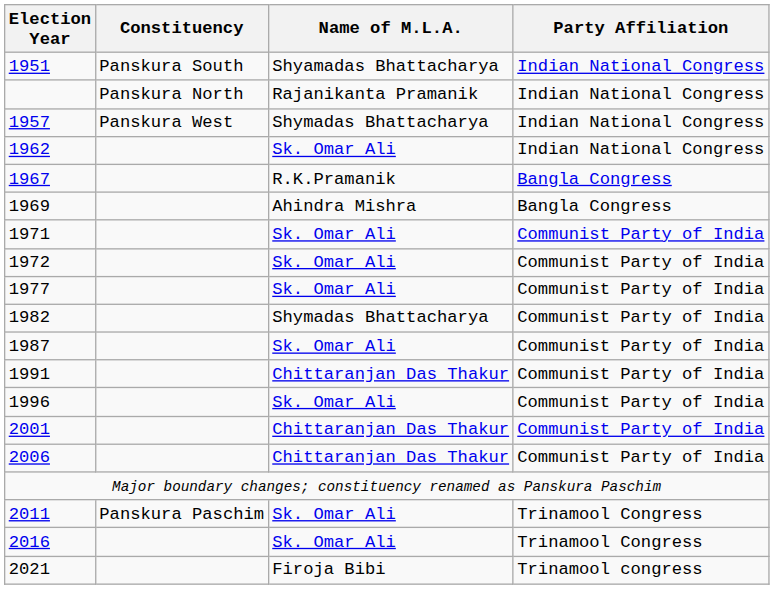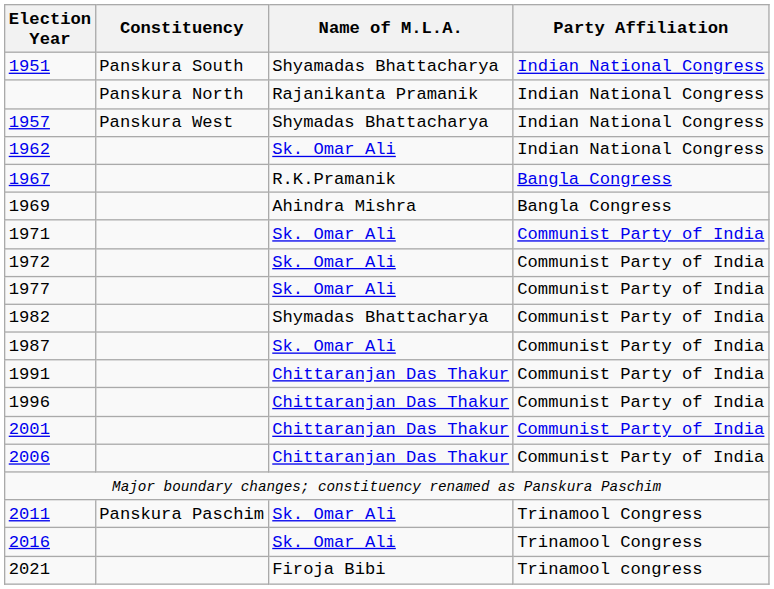(334, 402) Sk. Omar Ali -> (391, 402) Chittaranjan Das Thakur
